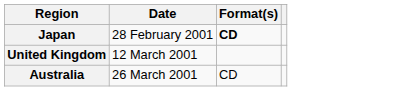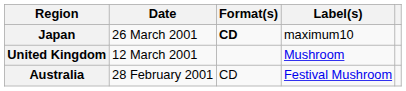+ column: (338, 14)
(163, 34) 28 February 2001 -> (155, 34) 26 March 2001
(155, 75) 26 March 2001 -> (163, 75) 28 February 2001
